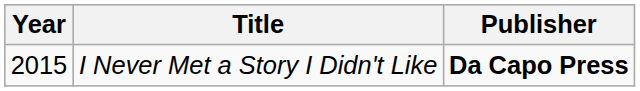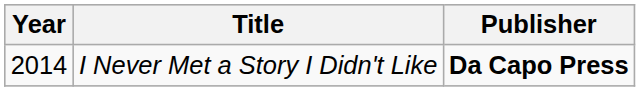(39, 65) 2015 -> (39, 65) 2014
